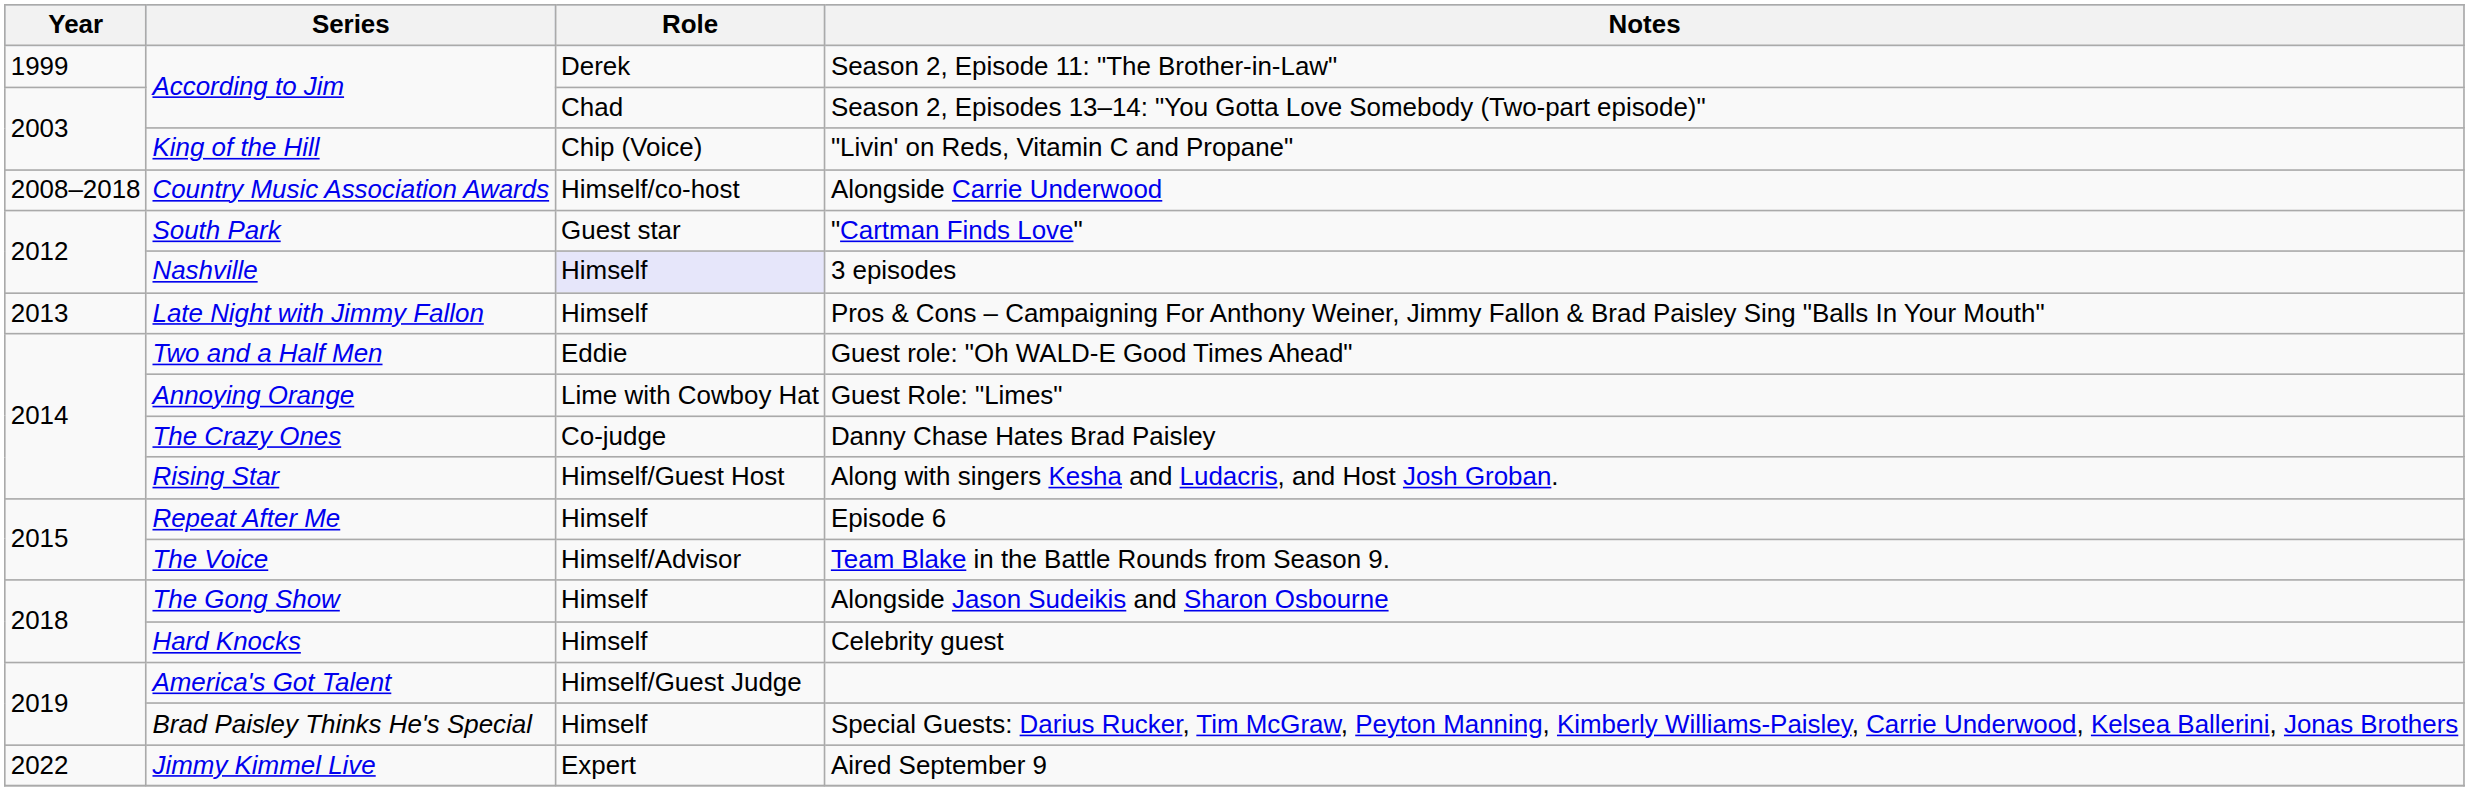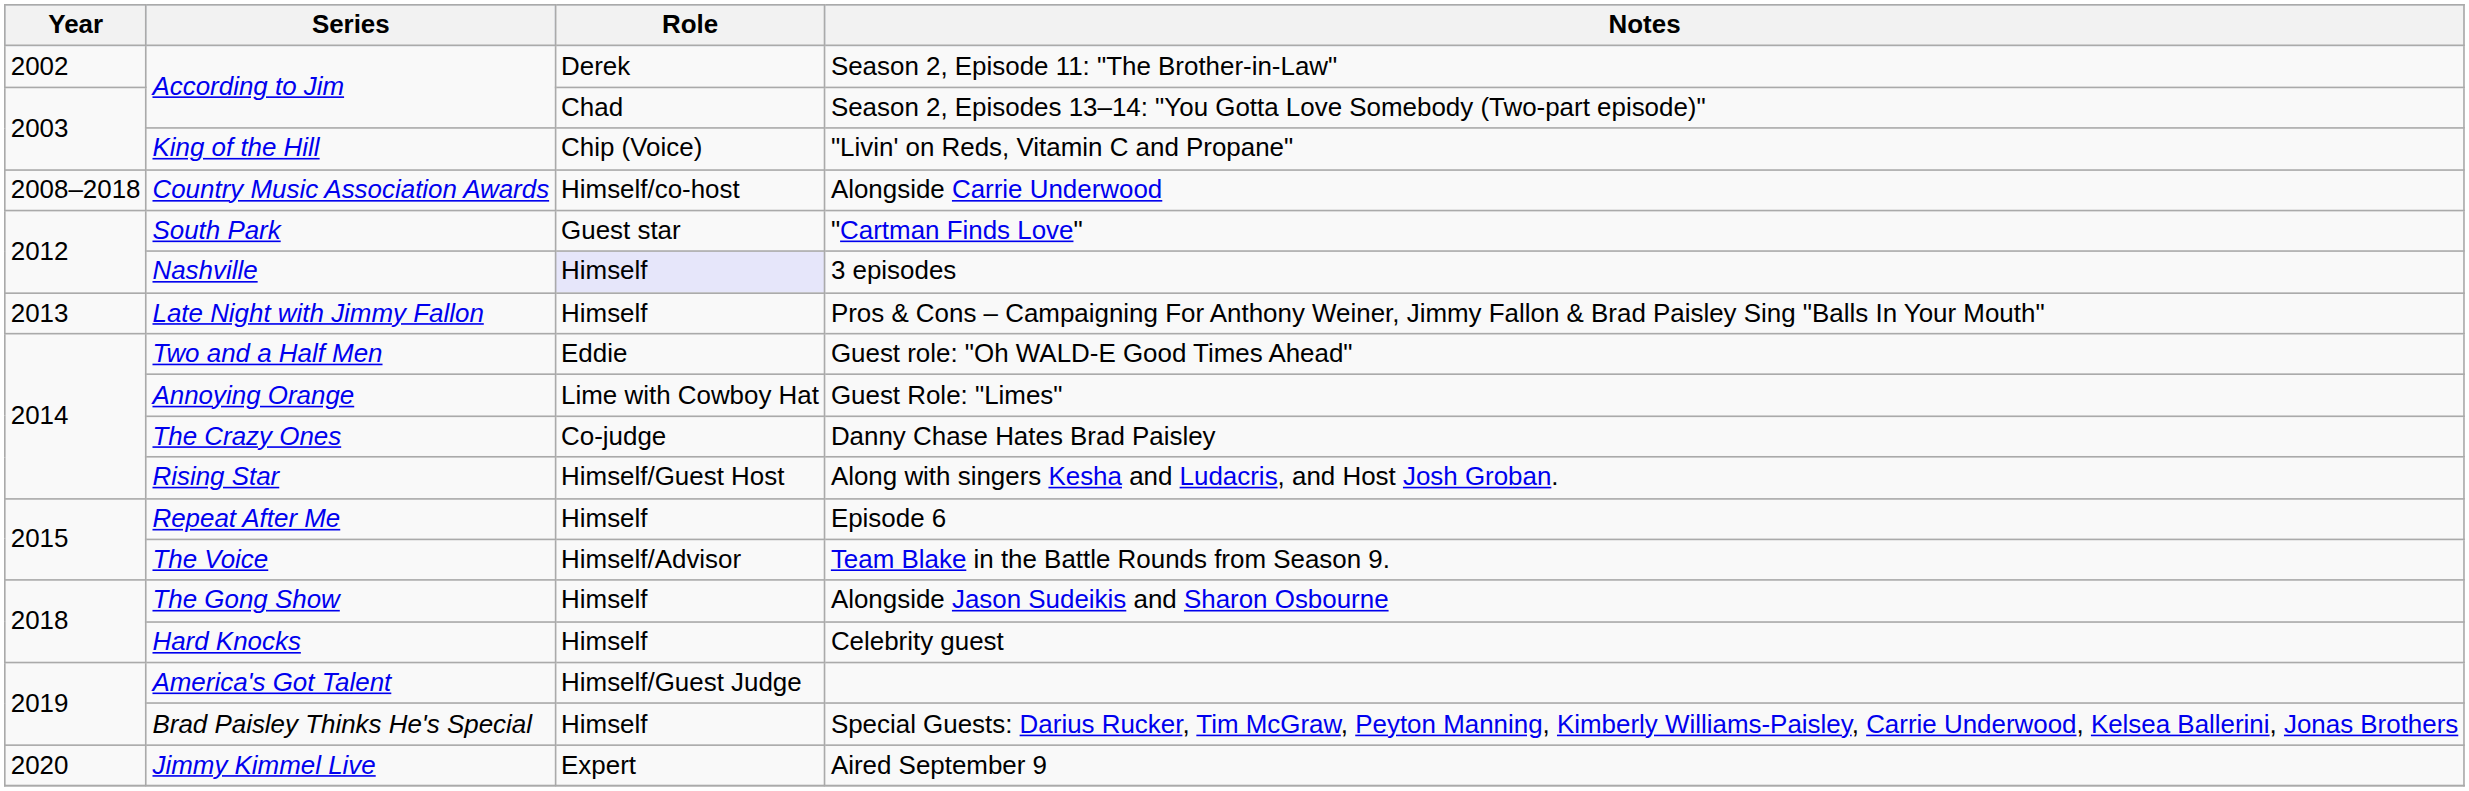(40, 66) 1999 -> (40, 66) 2002
(40, 764) 2022 -> (40, 764) 2020
